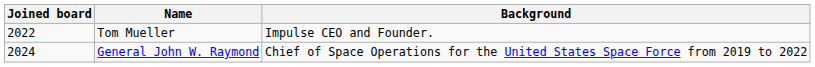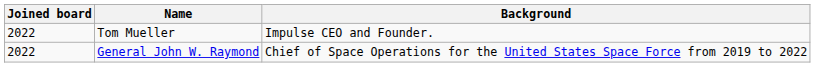(21, 52) 2024 -> (21, 52) 2022
